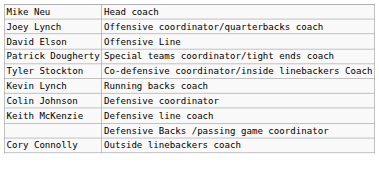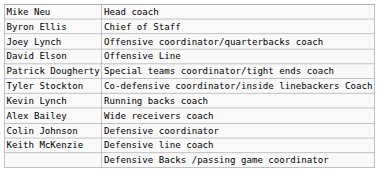+ row: (37, 27)
+ row: (37, 116)
- row: (42, 145)
